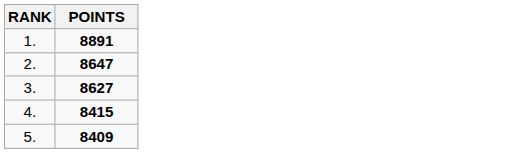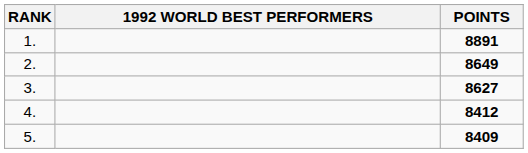+ column: (248, 17)
(97, 65) 8647 -> (482, 65) 8649
(97, 112) 8415 -> (482, 112) 8412
